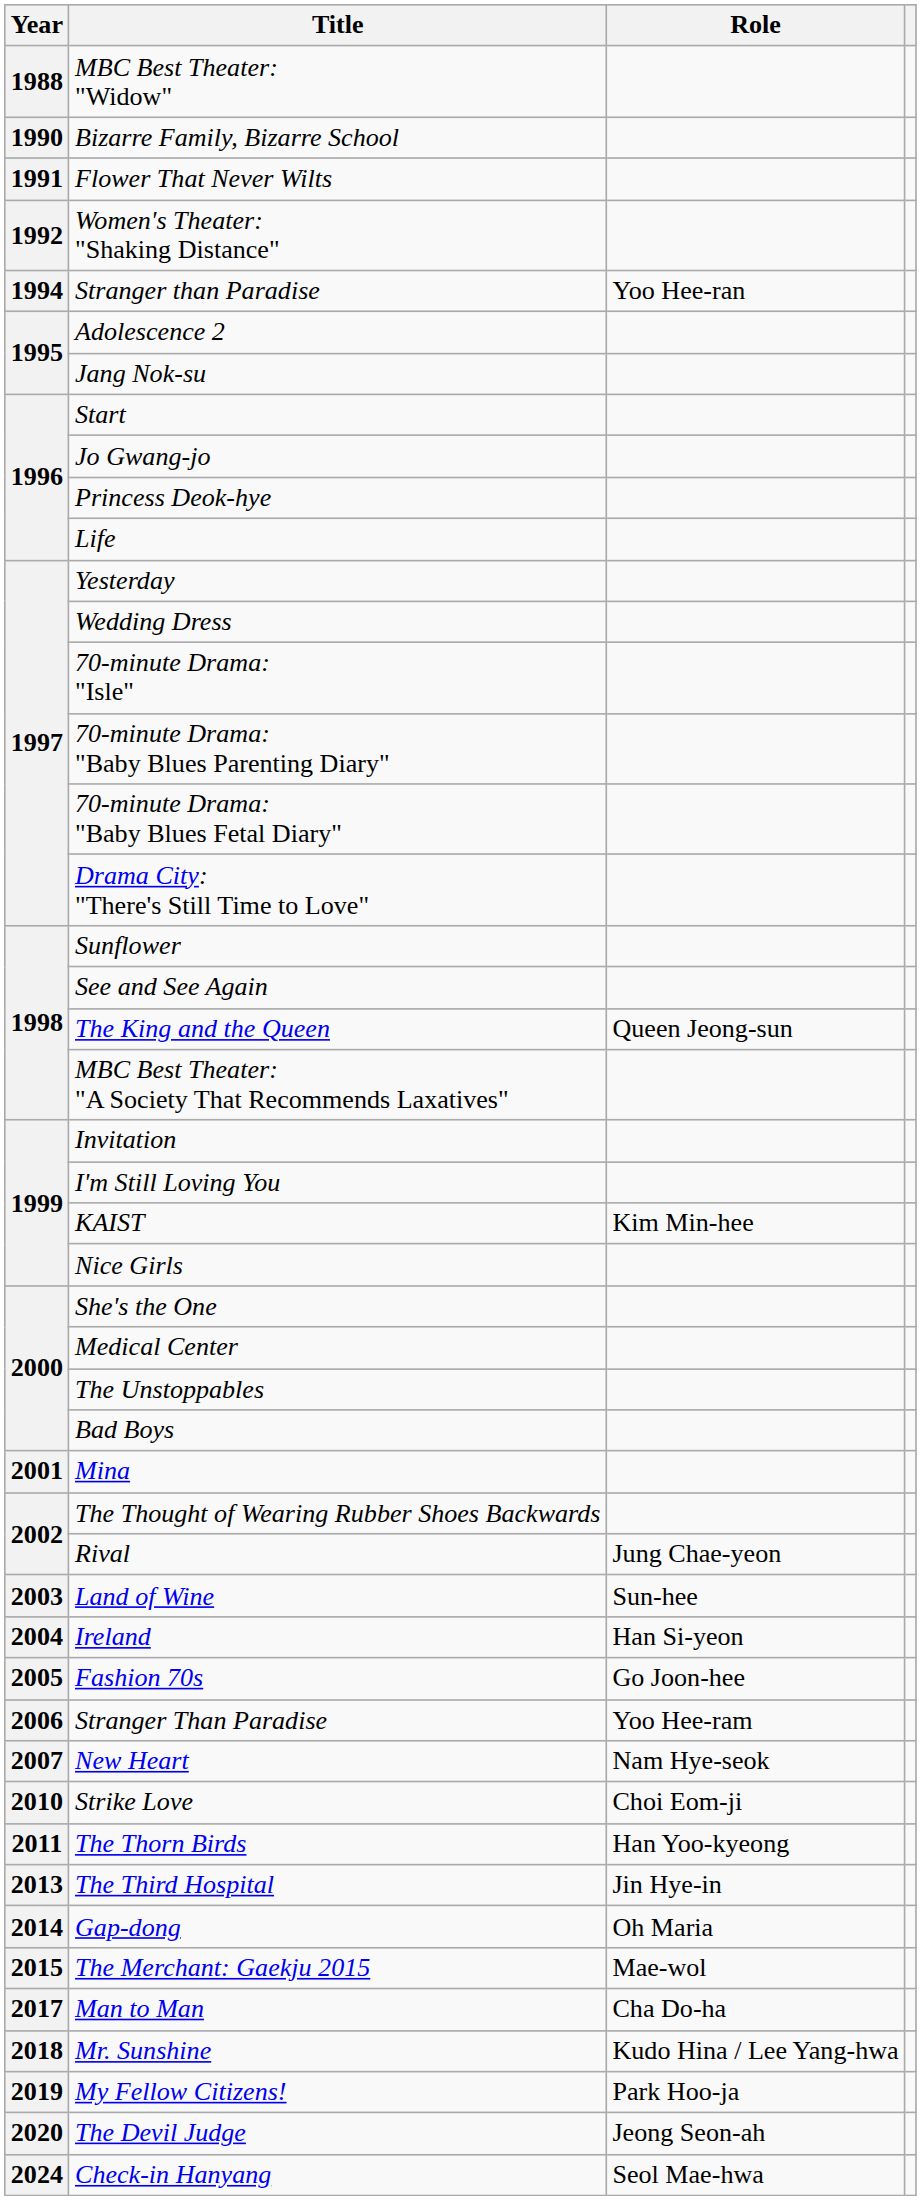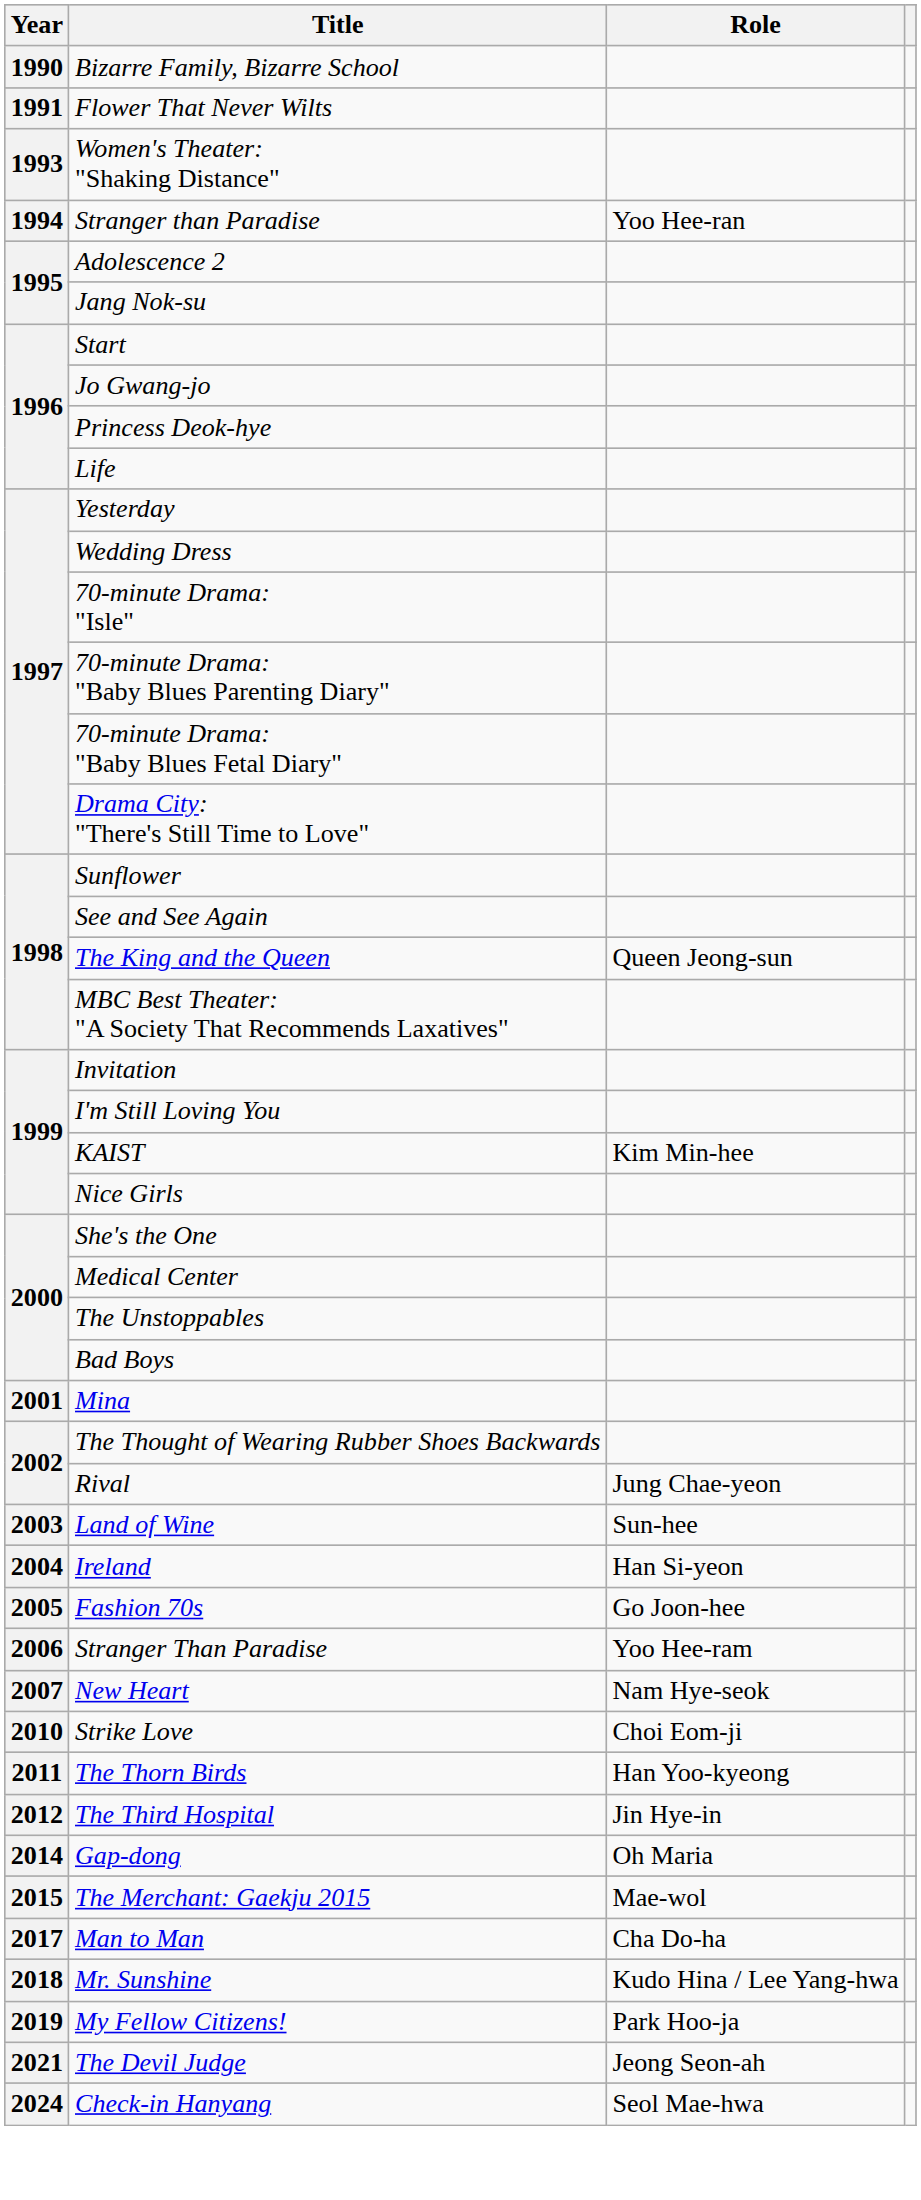- row: (176, 81)
(37, 234) 1992 -> (37, 163) 1993
(37, 1885) 2013 -> (37, 1814) 2012
(37, 2133) 2020 -> (37, 2062) 2021
